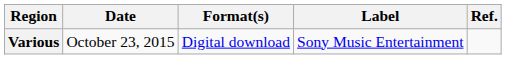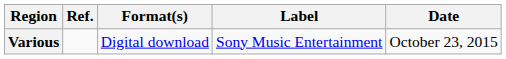columns swapped: (120, 16) <-> (484, 16)
